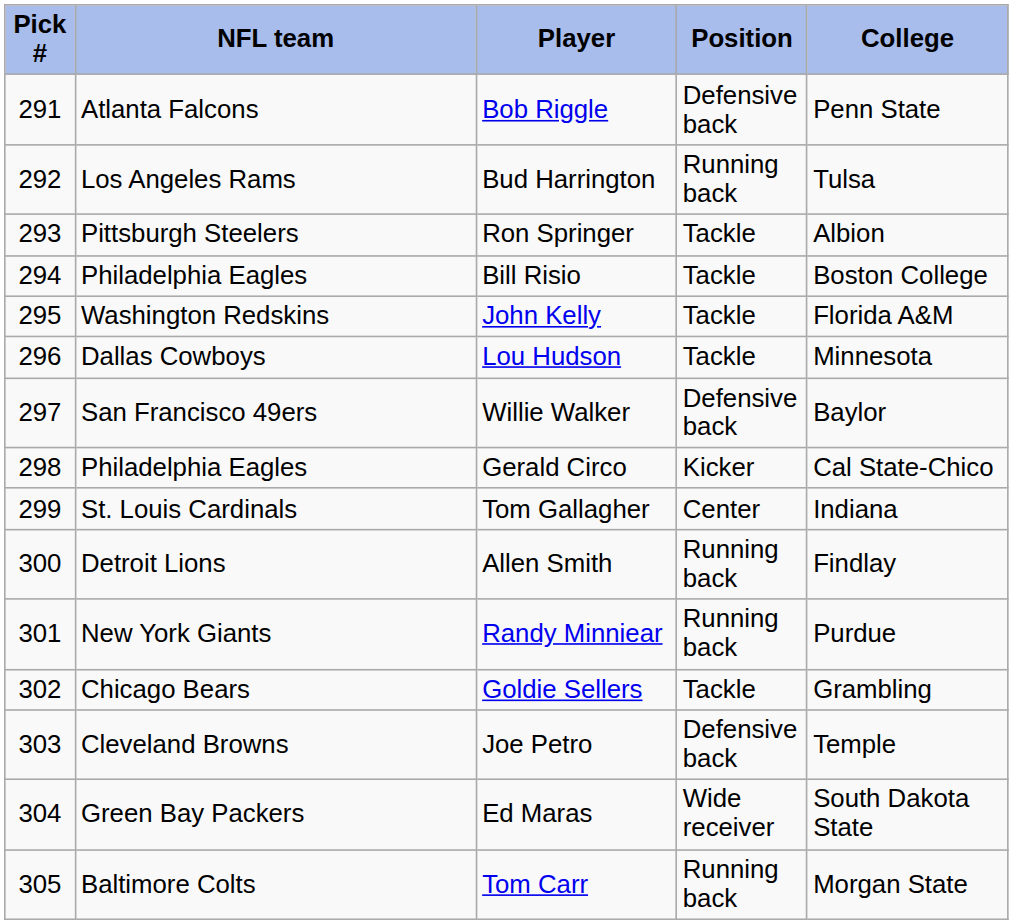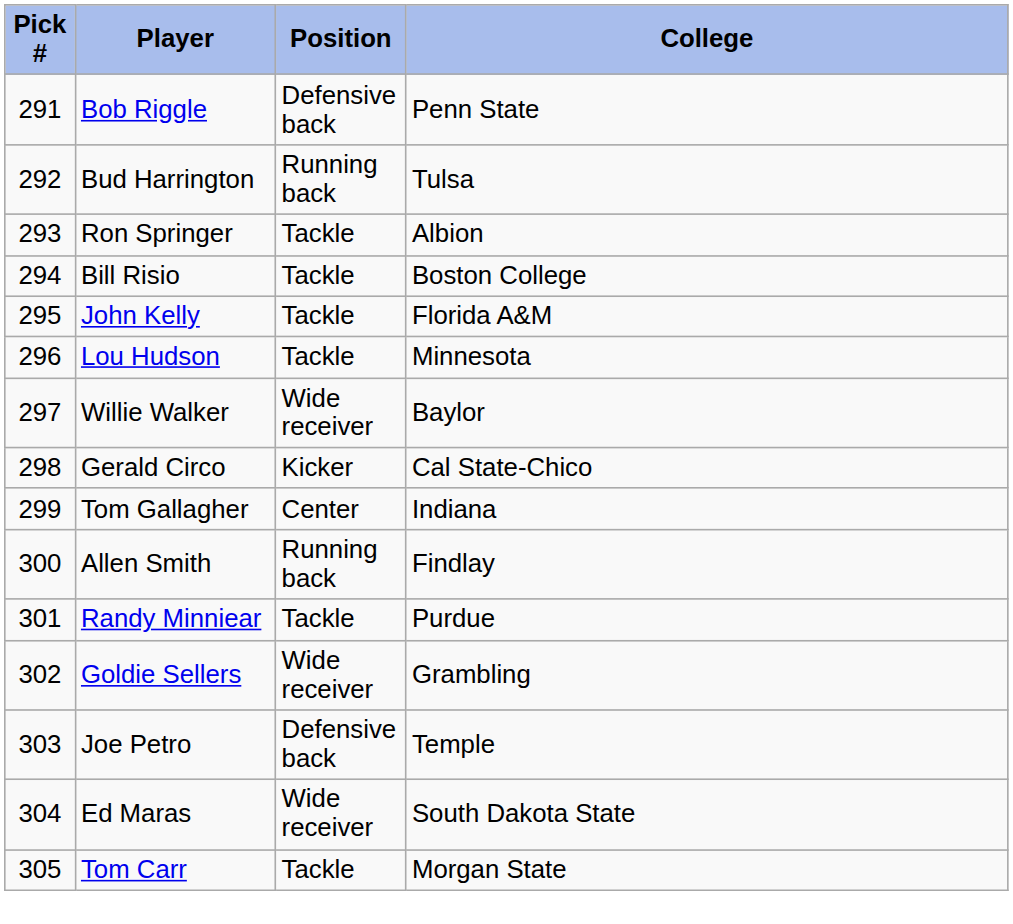- column: (276, 39)
(740, 412) Defensive back -> (327, 412) Wide receiver
(731, 633) Running back -> (318, 619) Tackle
(719, 689) Tackle -> (327, 674) Wide receiver
(731, 884) Running back -> (318, 869) Tackle
